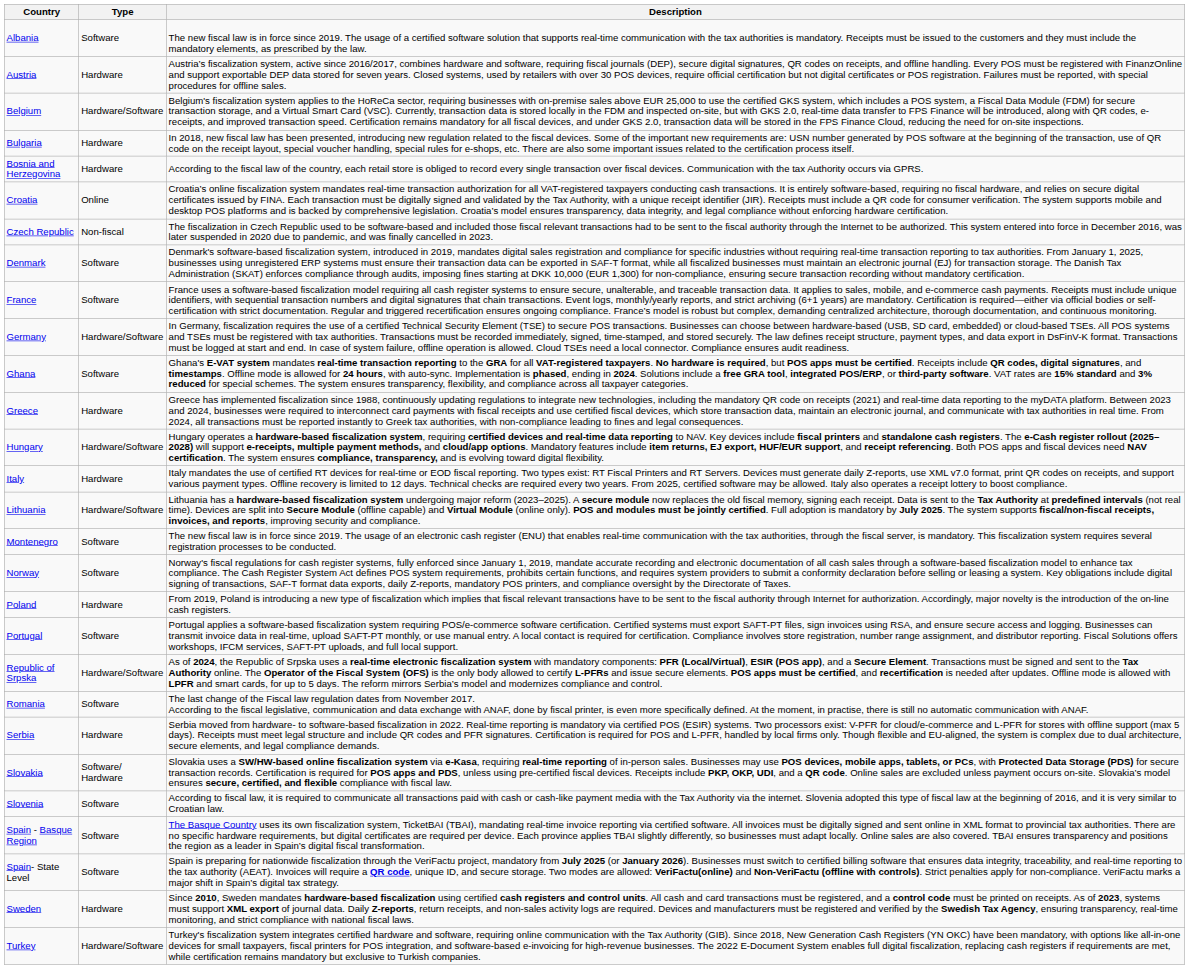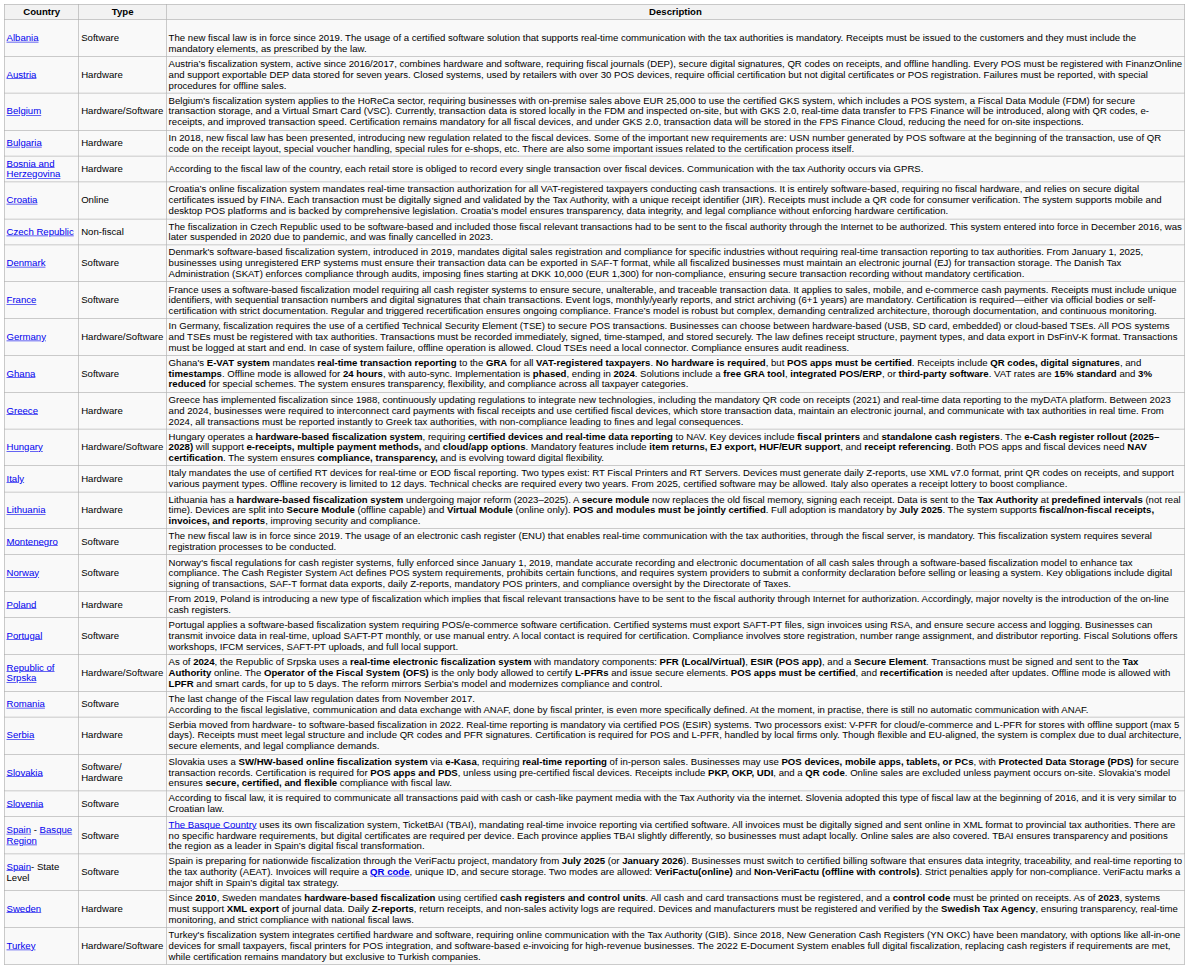(122, 510) Hardware/Software -> (102, 510) Hardware
